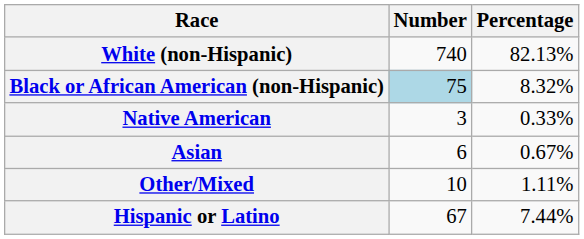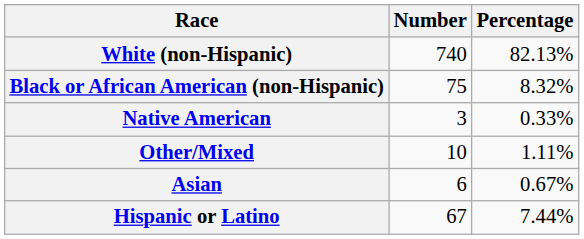(457, 86) lightblue background -> (457, 86) no background
rows swapped: (197, 151) <-> (197, 184)
